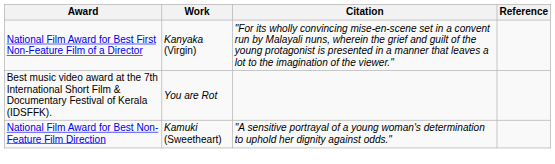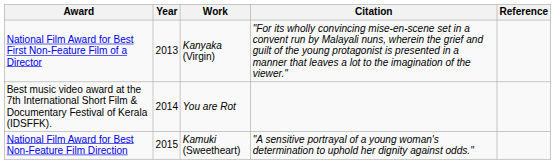+ column: (167, 12)
